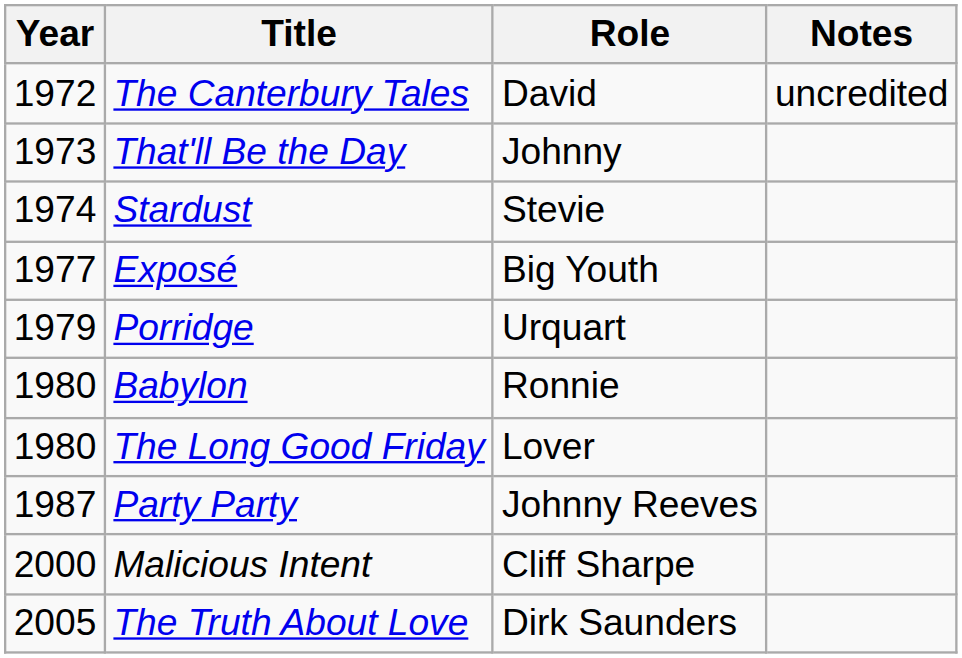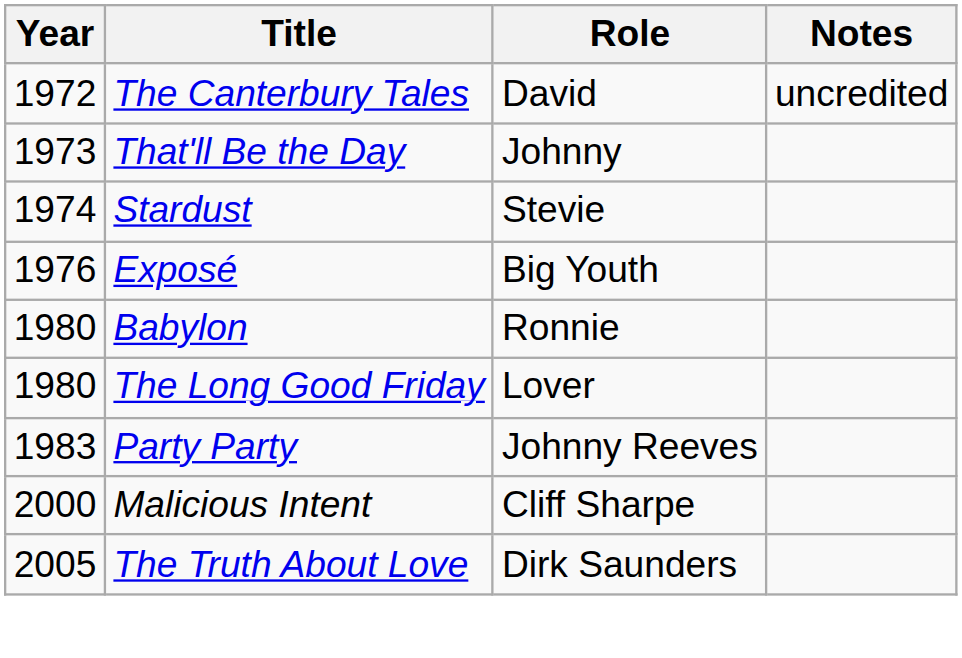(55, 269) 1977 -> (55, 269) 1976
- row: (184, 328)
(55, 504) 1987 -> (55, 446) 1983
